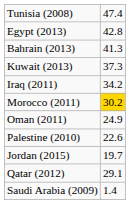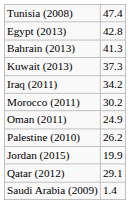(113, 102) gold background -> (113, 102) no background
(113, 137) 22.6 -> (113, 137) 26.2
(113, 155) 19.7 -> (113, 155) 19.9
